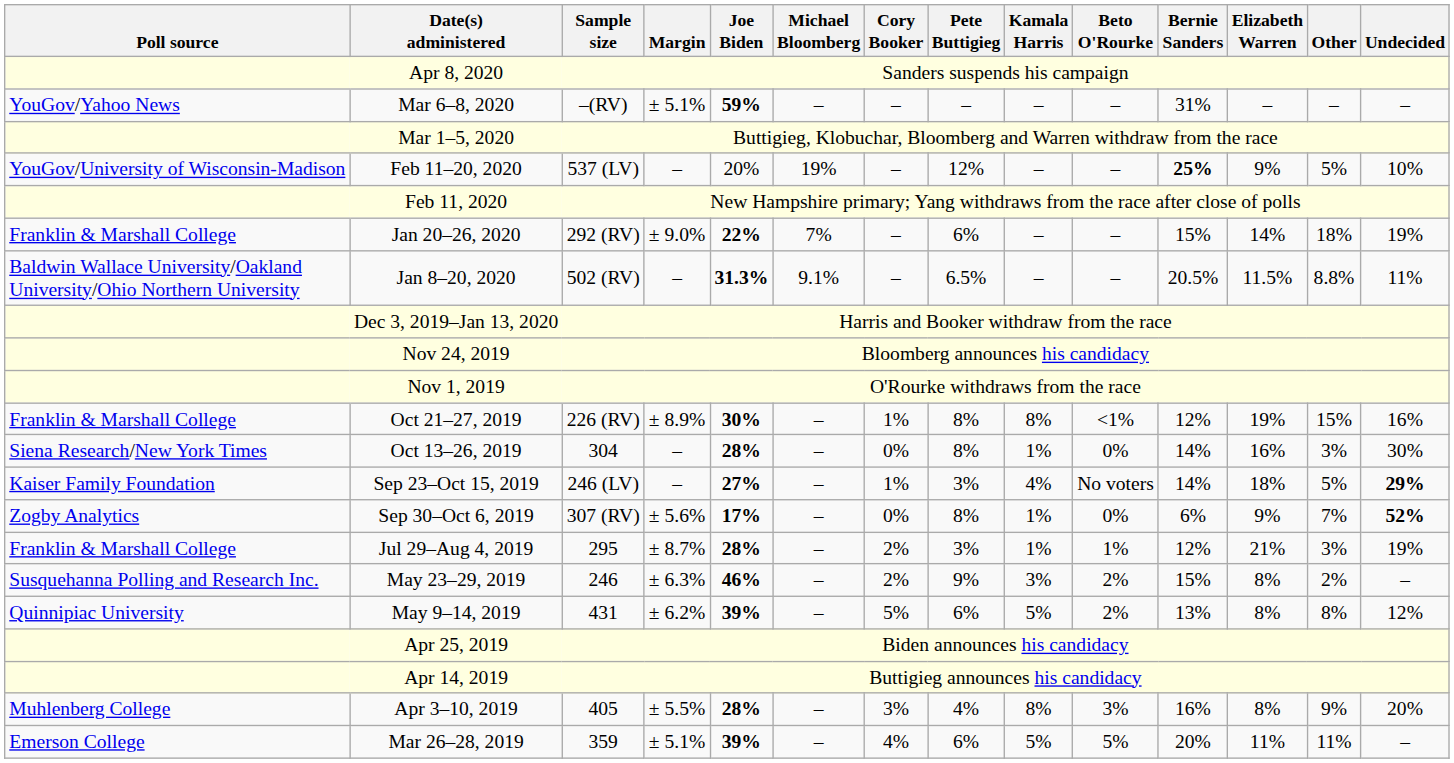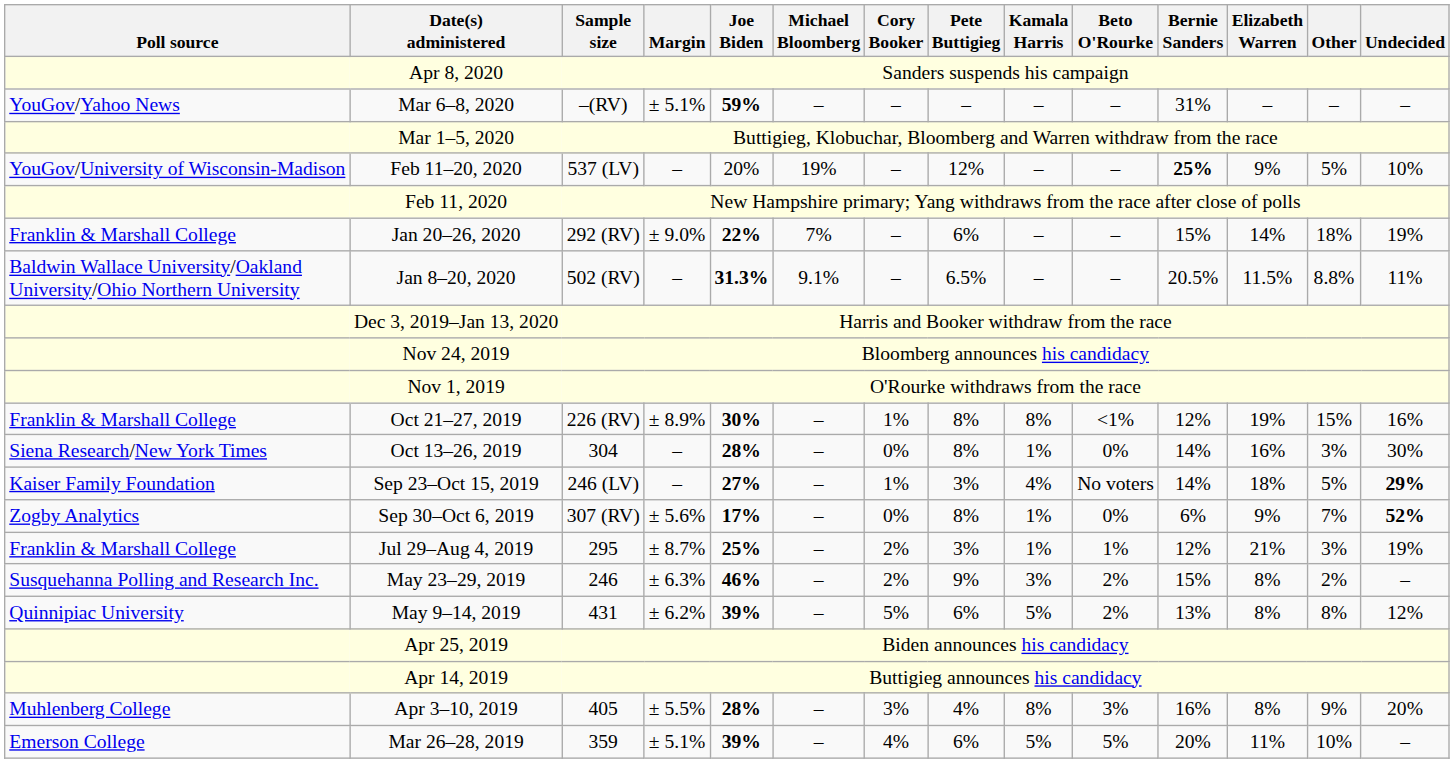(741, 548) 28% -> (741, 548) 25%
(1334, 742) 11% -> (1334, 742) 10%
